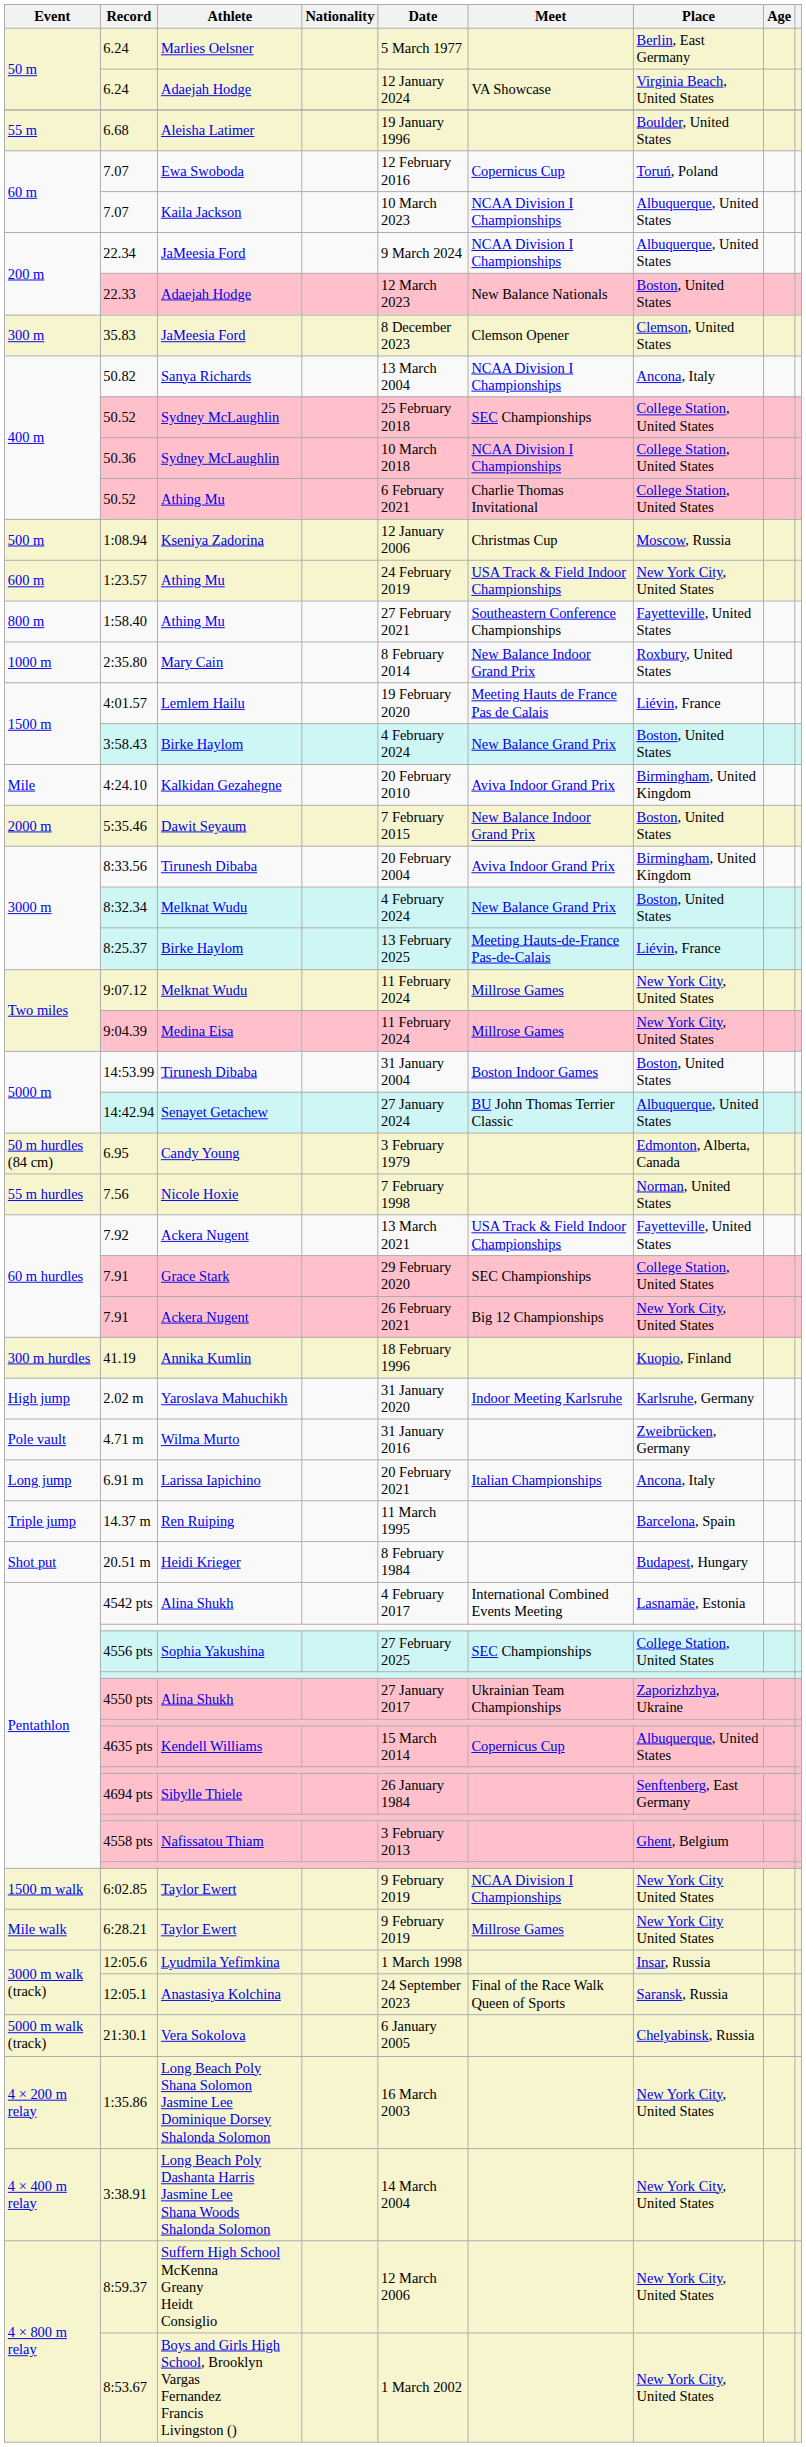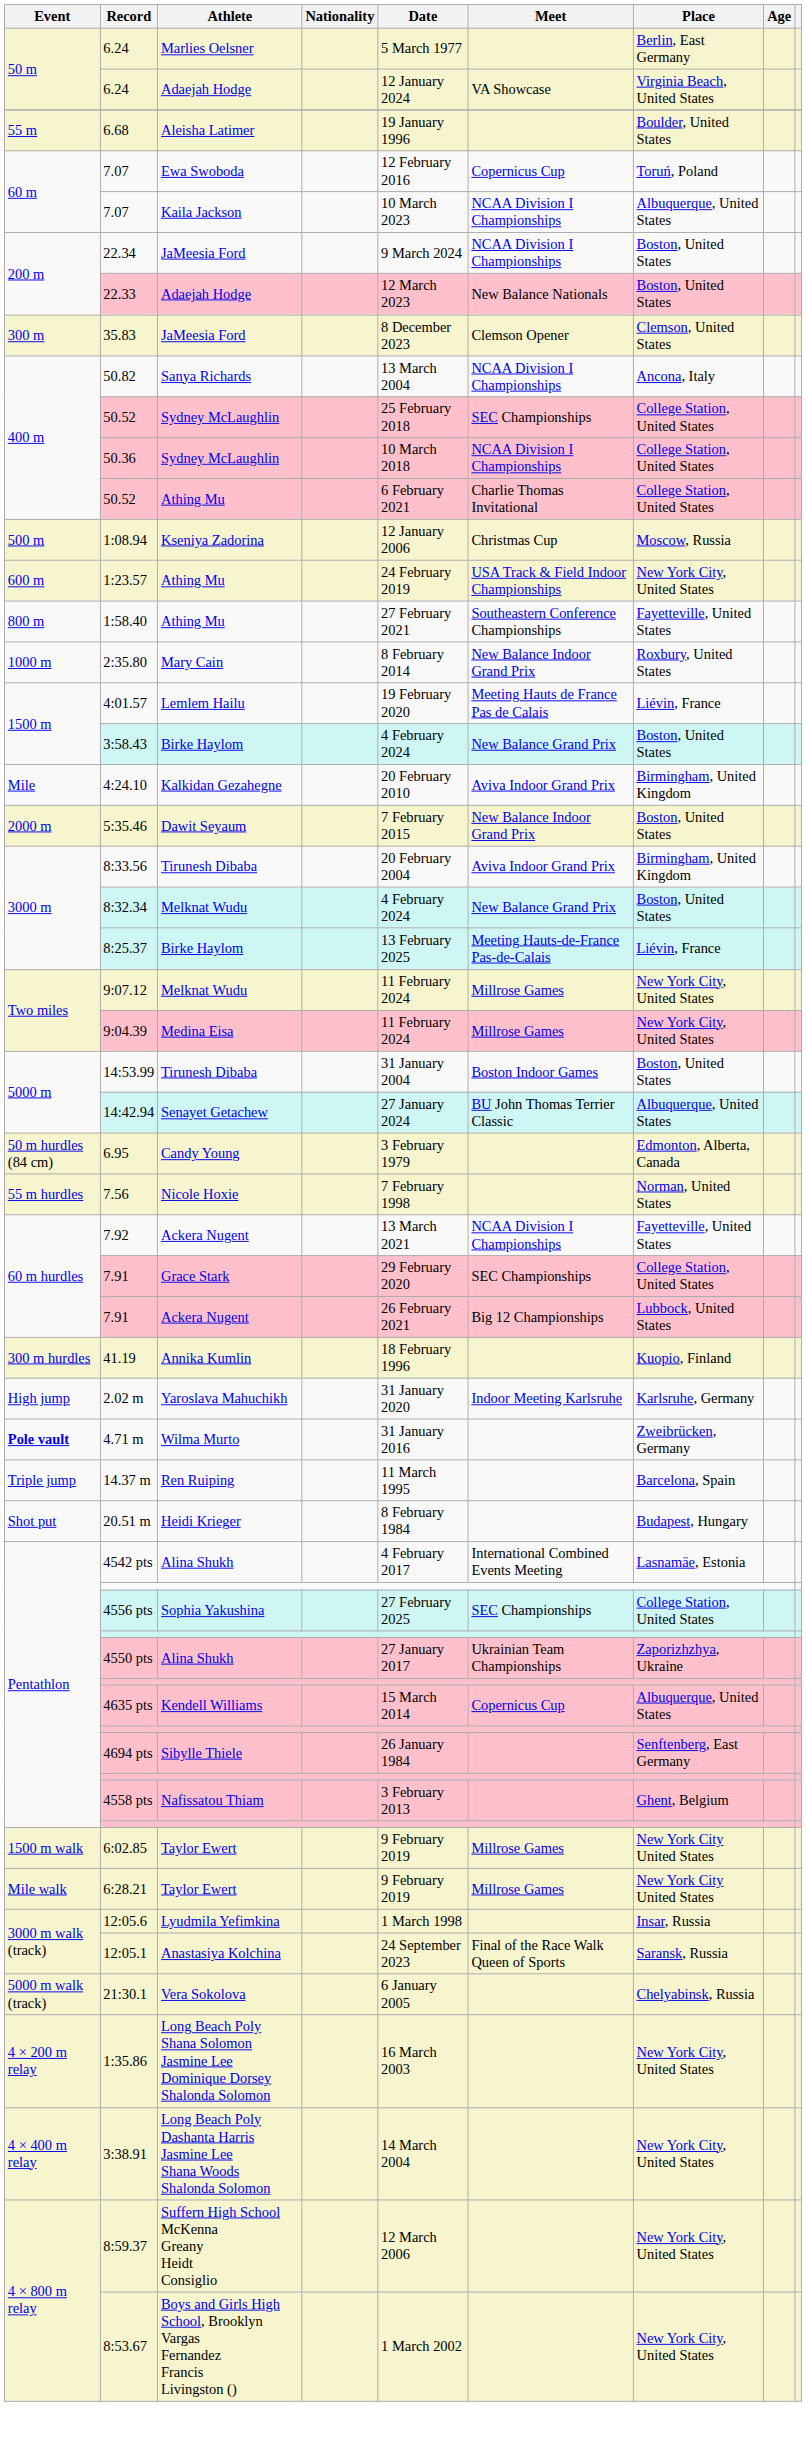(697, 253) Albuquerque, United States -> (680, 253) Boston, United States
(549, 1235) USA Track & Field Indoor Championships -> (522, 1235) NCAA Division I Championships
(681, 1317) New York City, United States -> (685, 1317) Lubbock, United States
(37, 1439) normal -> (38, 1439) bold
- row: (123, 1480)
(522, 1889) NCAA Division I Championships -> (518, 1848) Millrose Games
